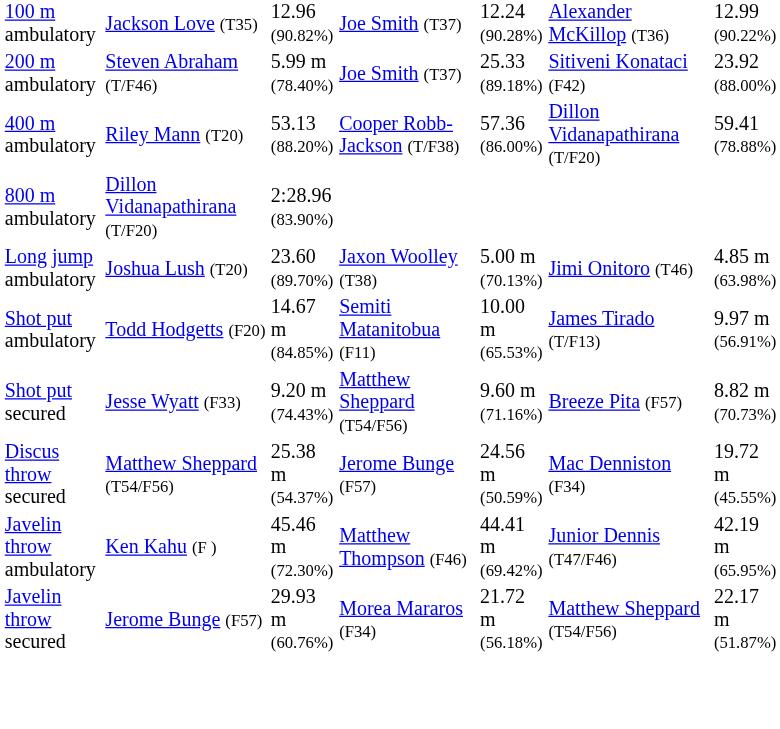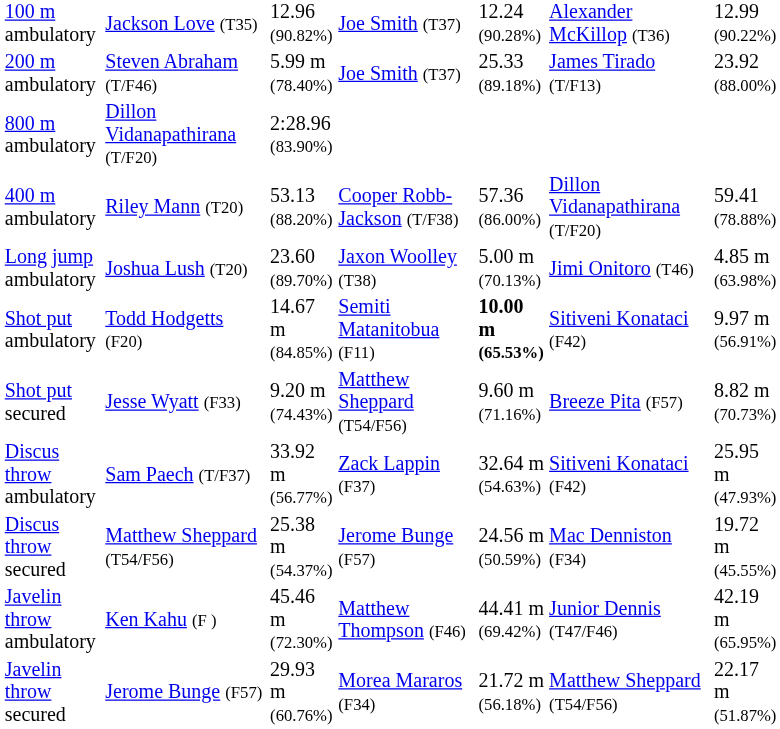(618, 73) Sitiveni Konataci (F42) -> (602, 73) James Tirado (T/F13)
rows swapped: (50, 134) <-> (50, 206)
(511, 329) normal -> (511, 329) bold
(601, 329) James Tirado (T/F13) -> (619, 329) Sitiveni Konataci (F42)
+ row: (50, 474)
